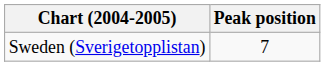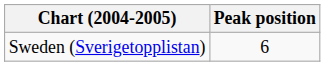(265, 46) 7 -> (265, 46) 6
